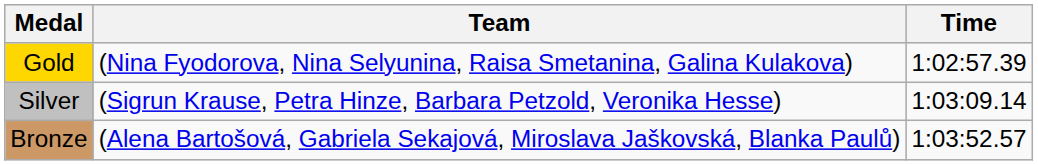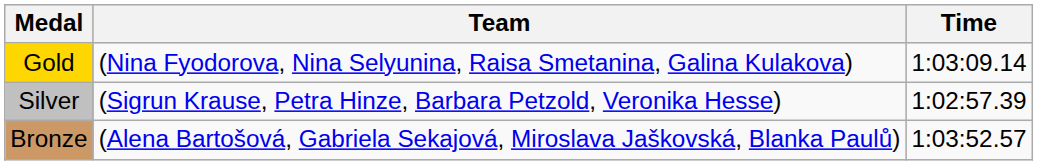(969, 62) 1:02:57.39 -> (969, 62) 1:03:09.14
(969, 100) 1:03:09.14 -> (969, 100) 1:02:57.39
